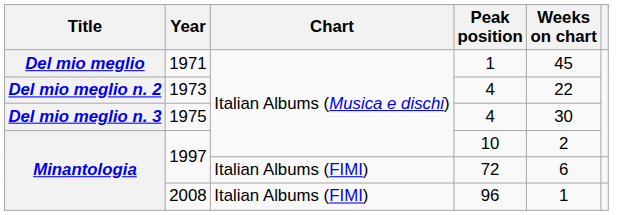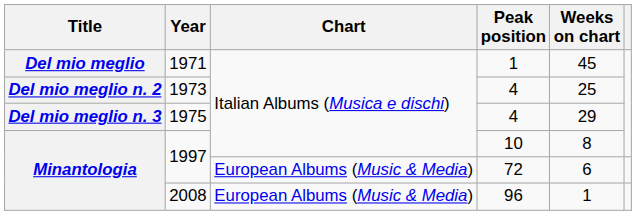(564, 90) 22 -> (587, 90) 25
(564, 116) 30 -> (587, 116) 29
(564, 143) 2 -> (587, 143) 8
(291, 169) Italian Albums (FIMI) -> (344, 169) European Albums (Music & Media)
(291, 196) Italian Albums (FIMI) -> (344, 196) European Albums (Music & Media)
